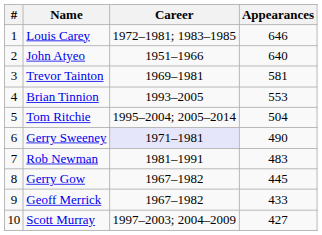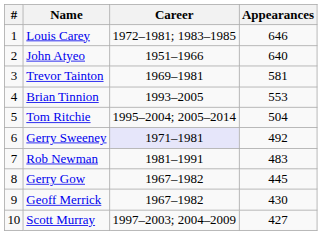(278, 138) 490 -> (278, 138) 492
(278, 199) 433 -> (278, 199) 430
